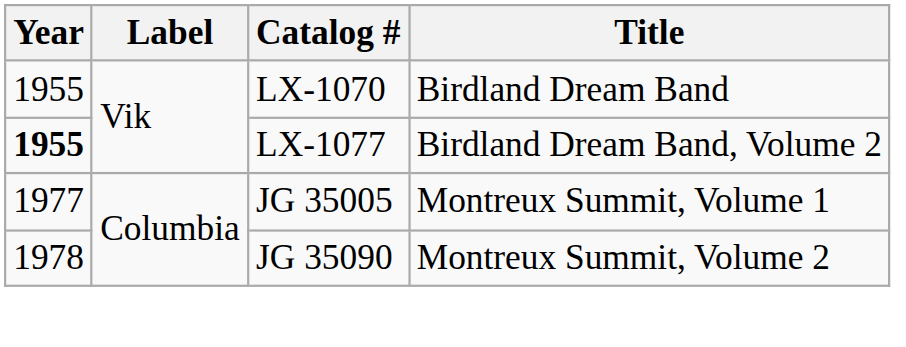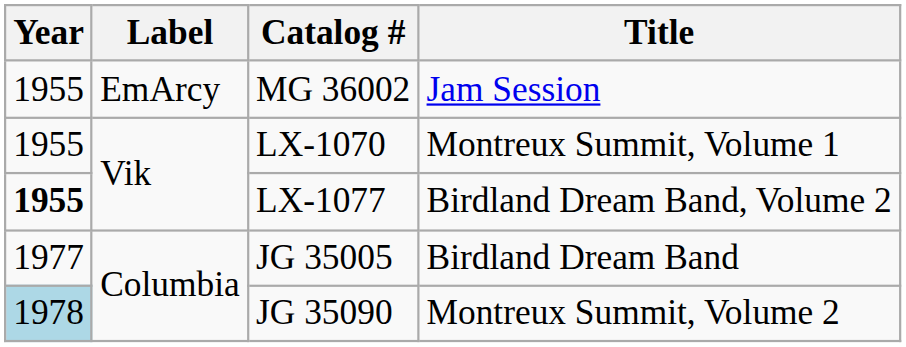+ row: (333, 88)
(573, 88) Birdland Dream Band -> (633, 144) Montreux Summit, Volume 1
(623, 200) Montreux Summit, Volume 1 -> (583, 256) Birdland Dream Band
(49, 256) no background -> (49, 312) lightblue background
